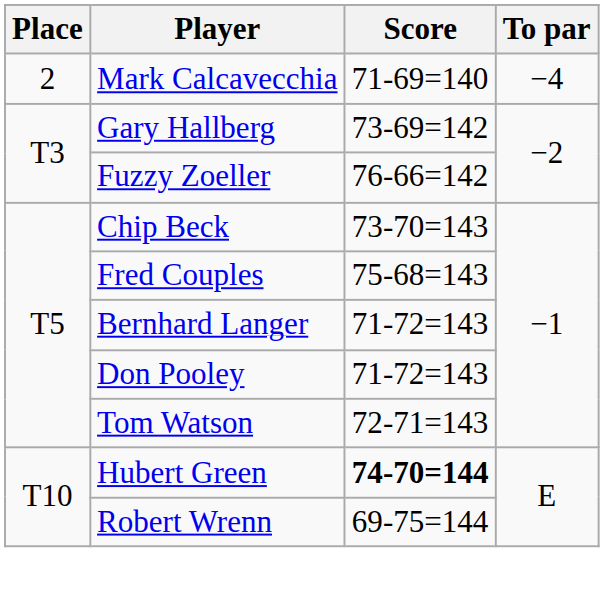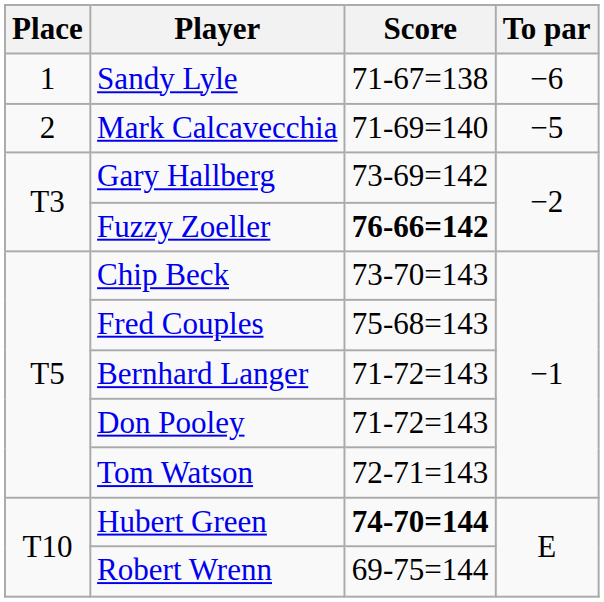+ row: (167, 78)
(547, 78) −4 -> (547, 127) −5
(420, 176) normal -> (420, 226) bold
